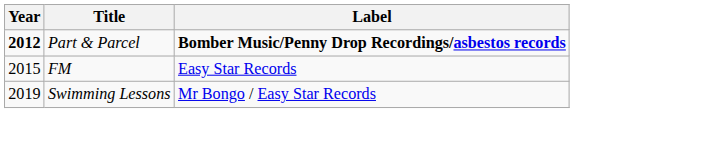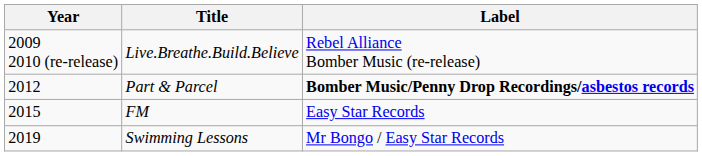+ row: (212, 52)
(24, 42) bold -> (24, 86) normal
